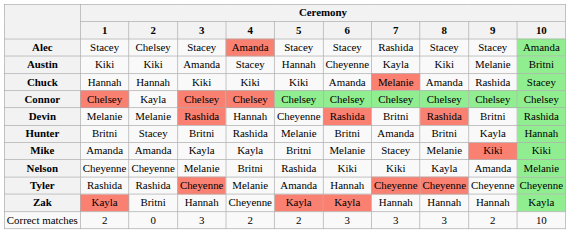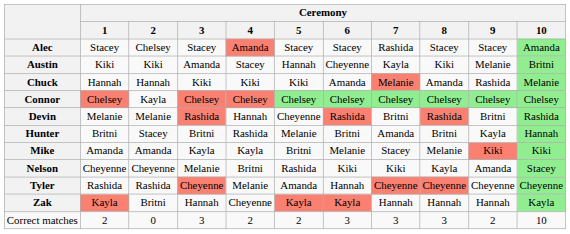(541, 82) Stacey -> (541, 82) Melanie
(541, 168) Melanie -> (541, 168) Stacey
